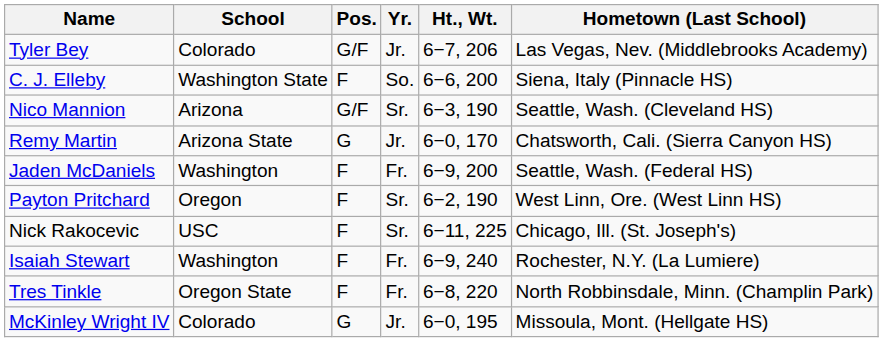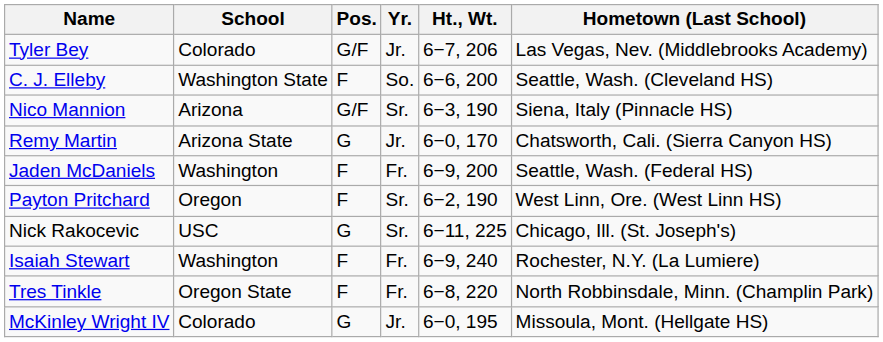(624, 79) Siena, Italy (Pinnacle HS) -> (644, 79) Seattle, Wash. (Cleveland HS)
(644, 110) Seattle, Wash. (Cleveland HS) -> (624, 110) Siena, Italy (Pinnacle HS)
(342, 230) F -> (344, 230) G
